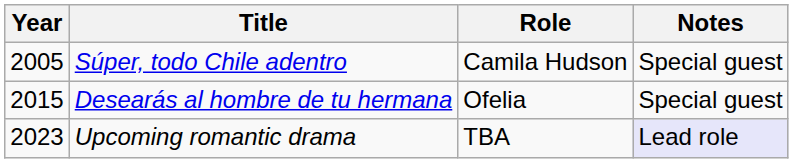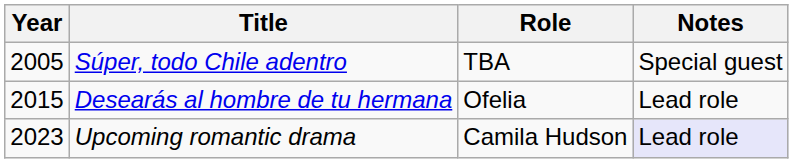(545, 61) Camila Hudson -> (487, 61) TBA
(711, 99) Special guest -> (689, 99) Lead role
(487, 137) TBA -> (545, 137) Camila Hudson
